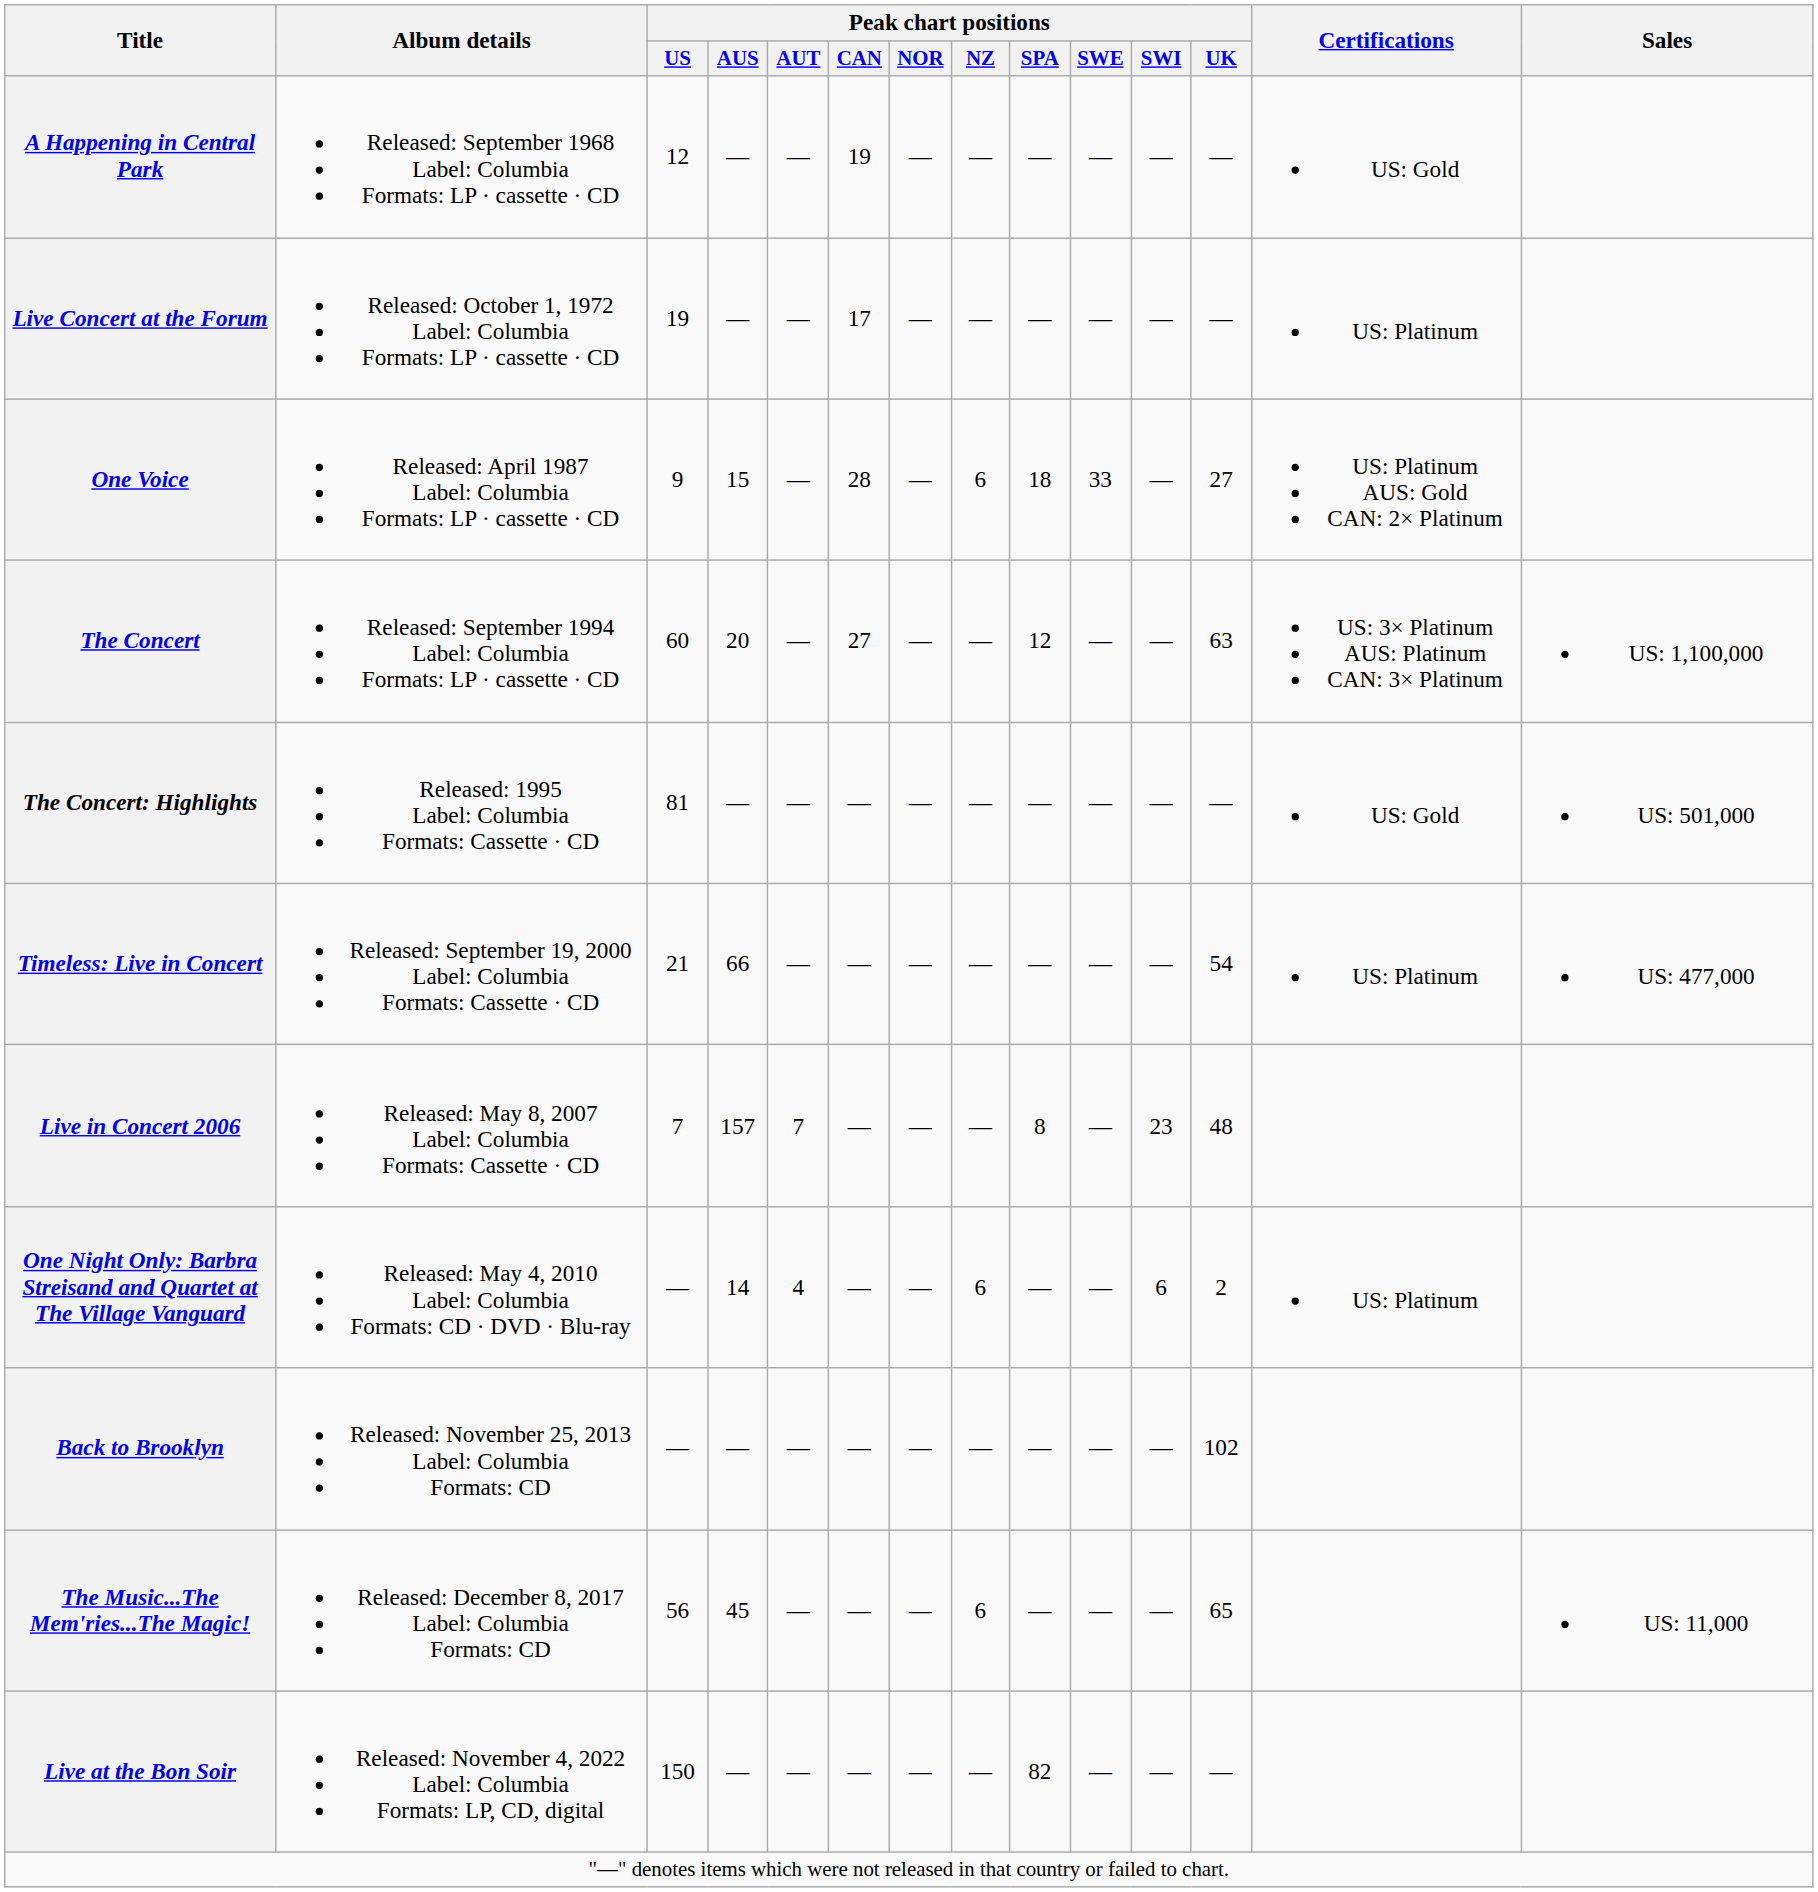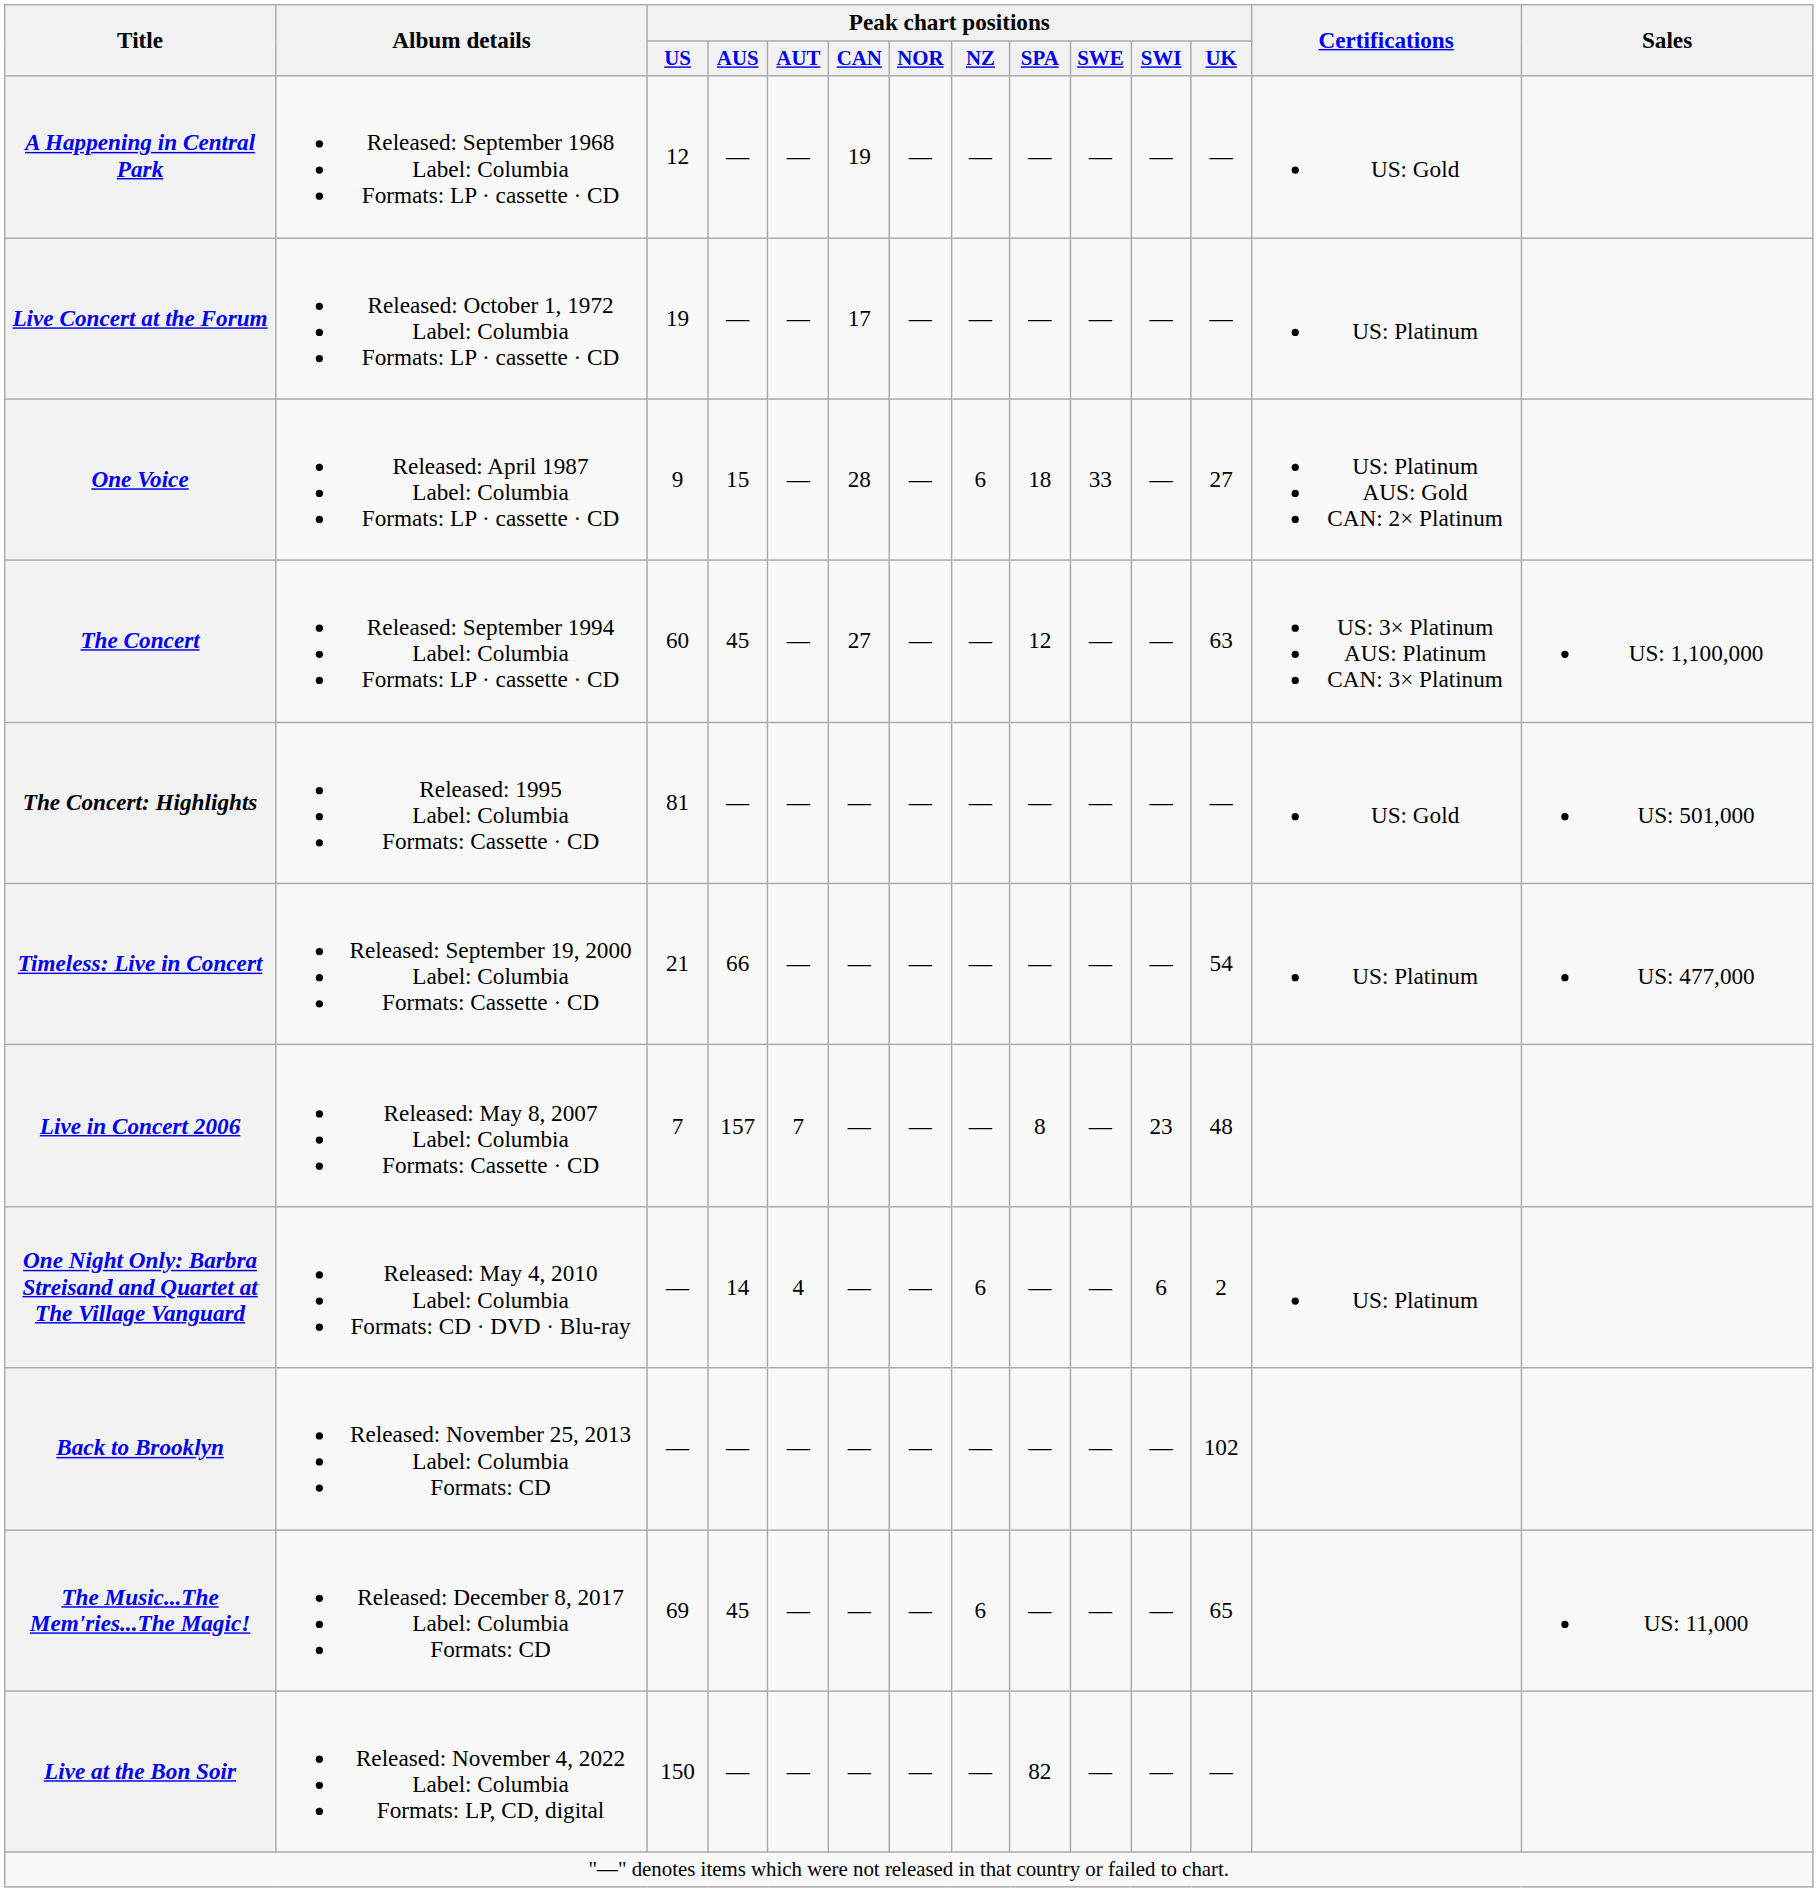(738, 640) 20 -> (738, 640) 45
(678, 1609) 56 -> (678, 1609) 69
